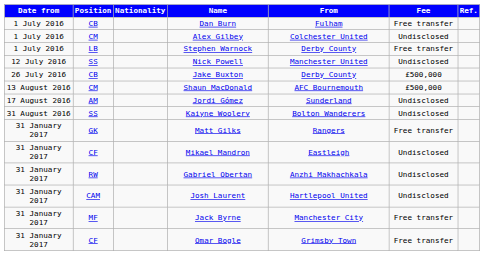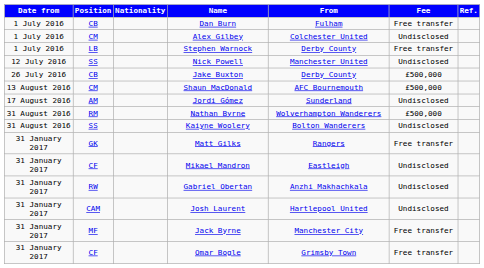+ row: (218, 113)
